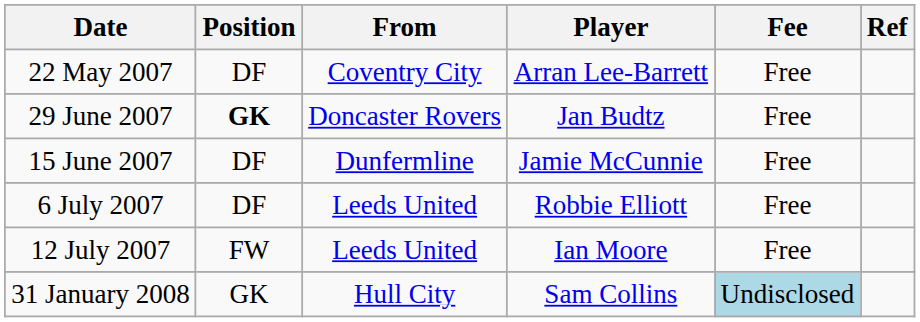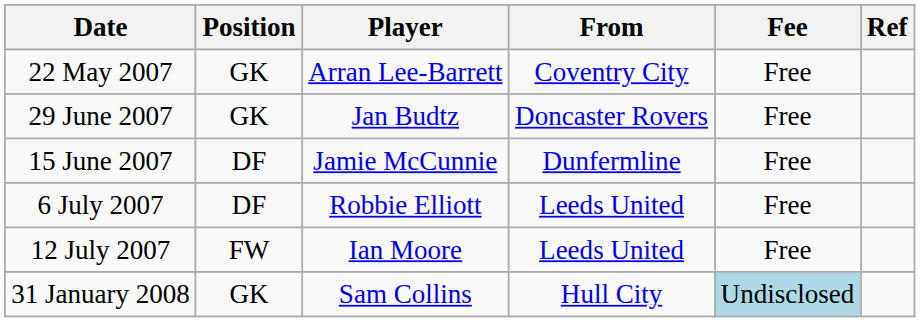columns swapped: (611, 26) <-> (405, 26)
(249, 71) DF -> (249, 71) GK
(249, 116) bold -> (249, 116) normal
